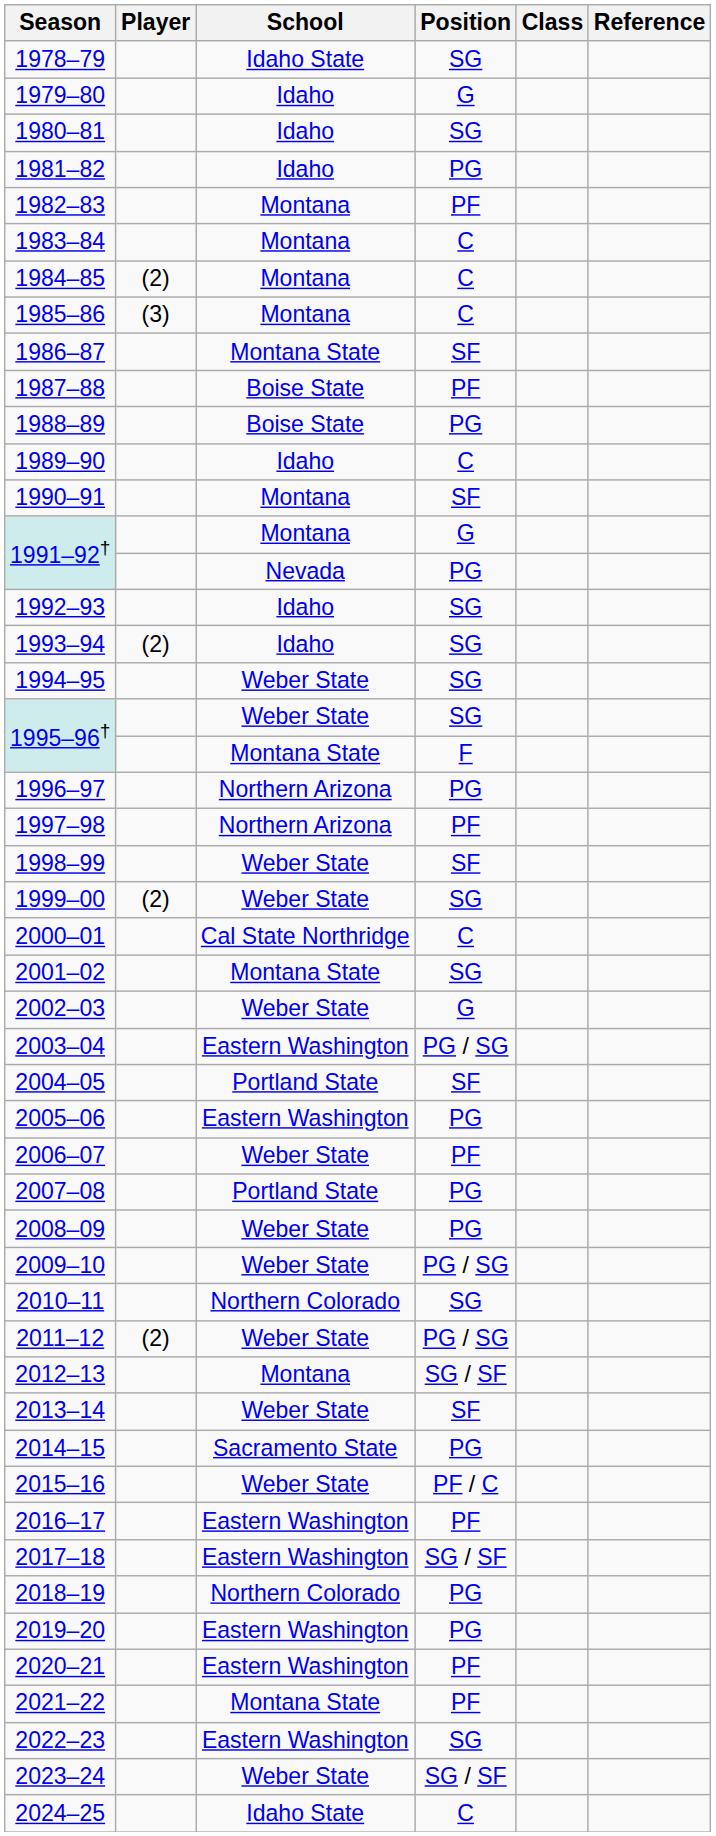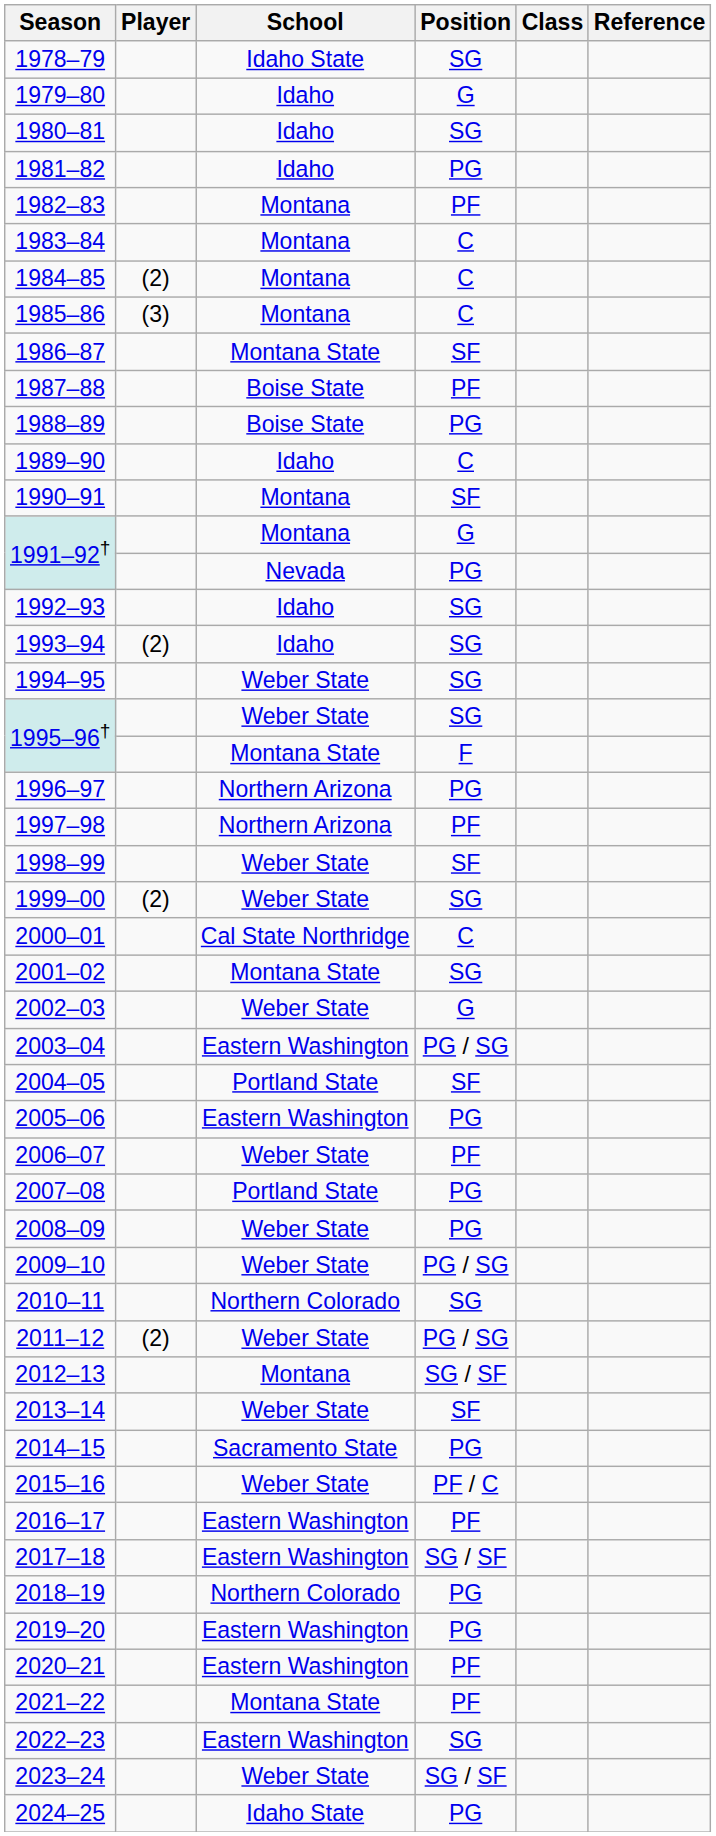(466, 1813) C -> (466, 1813) PG
